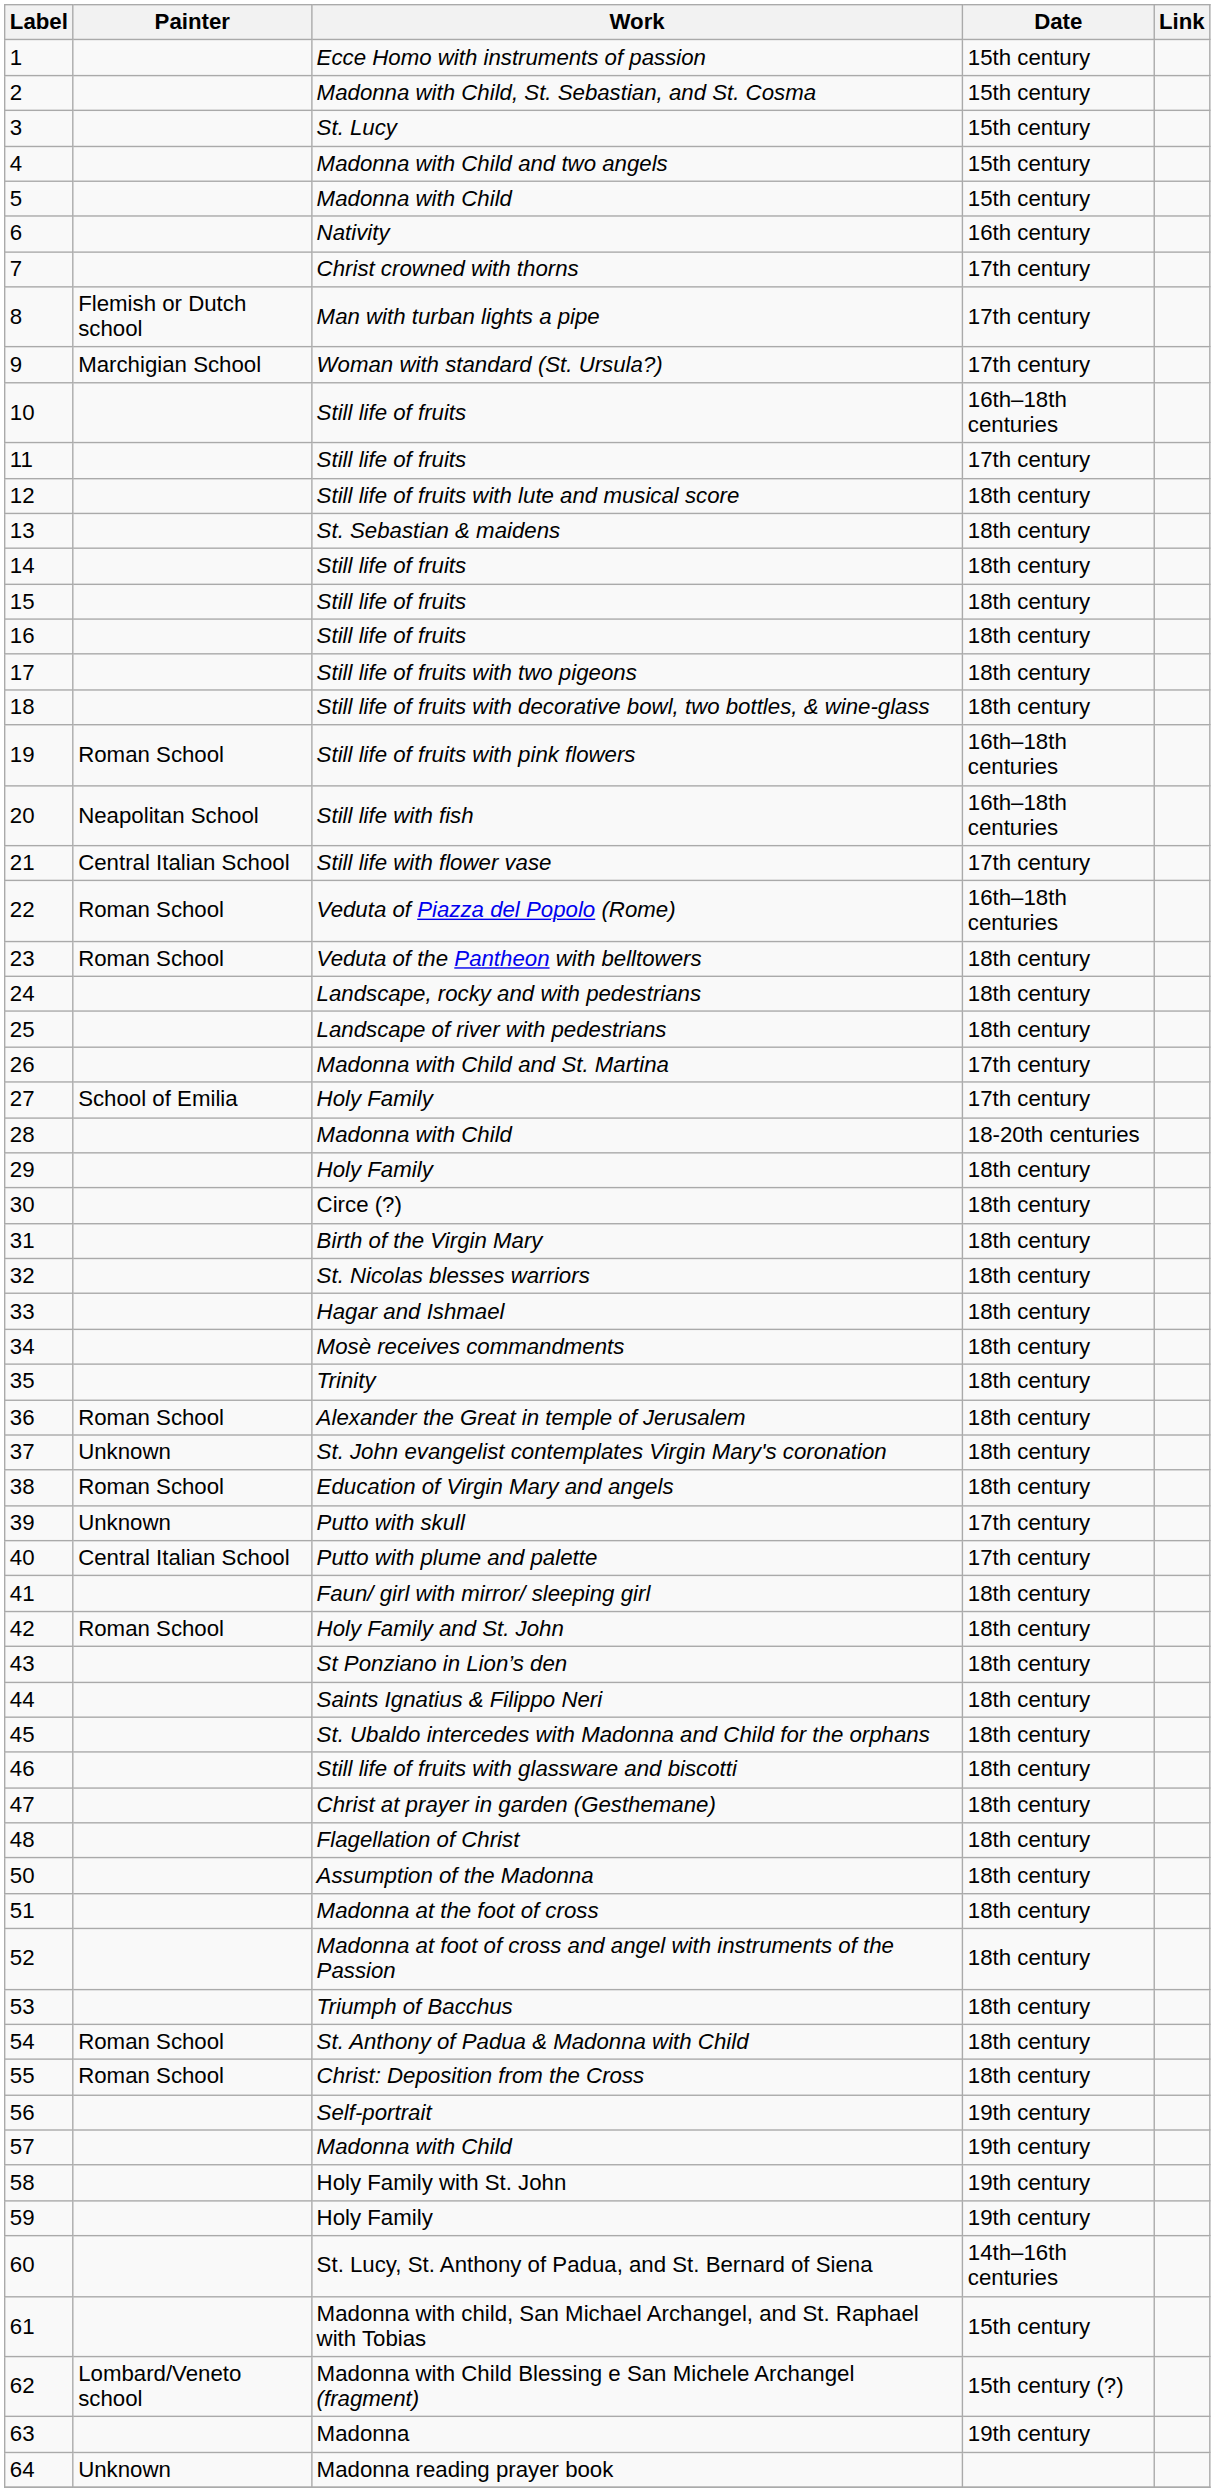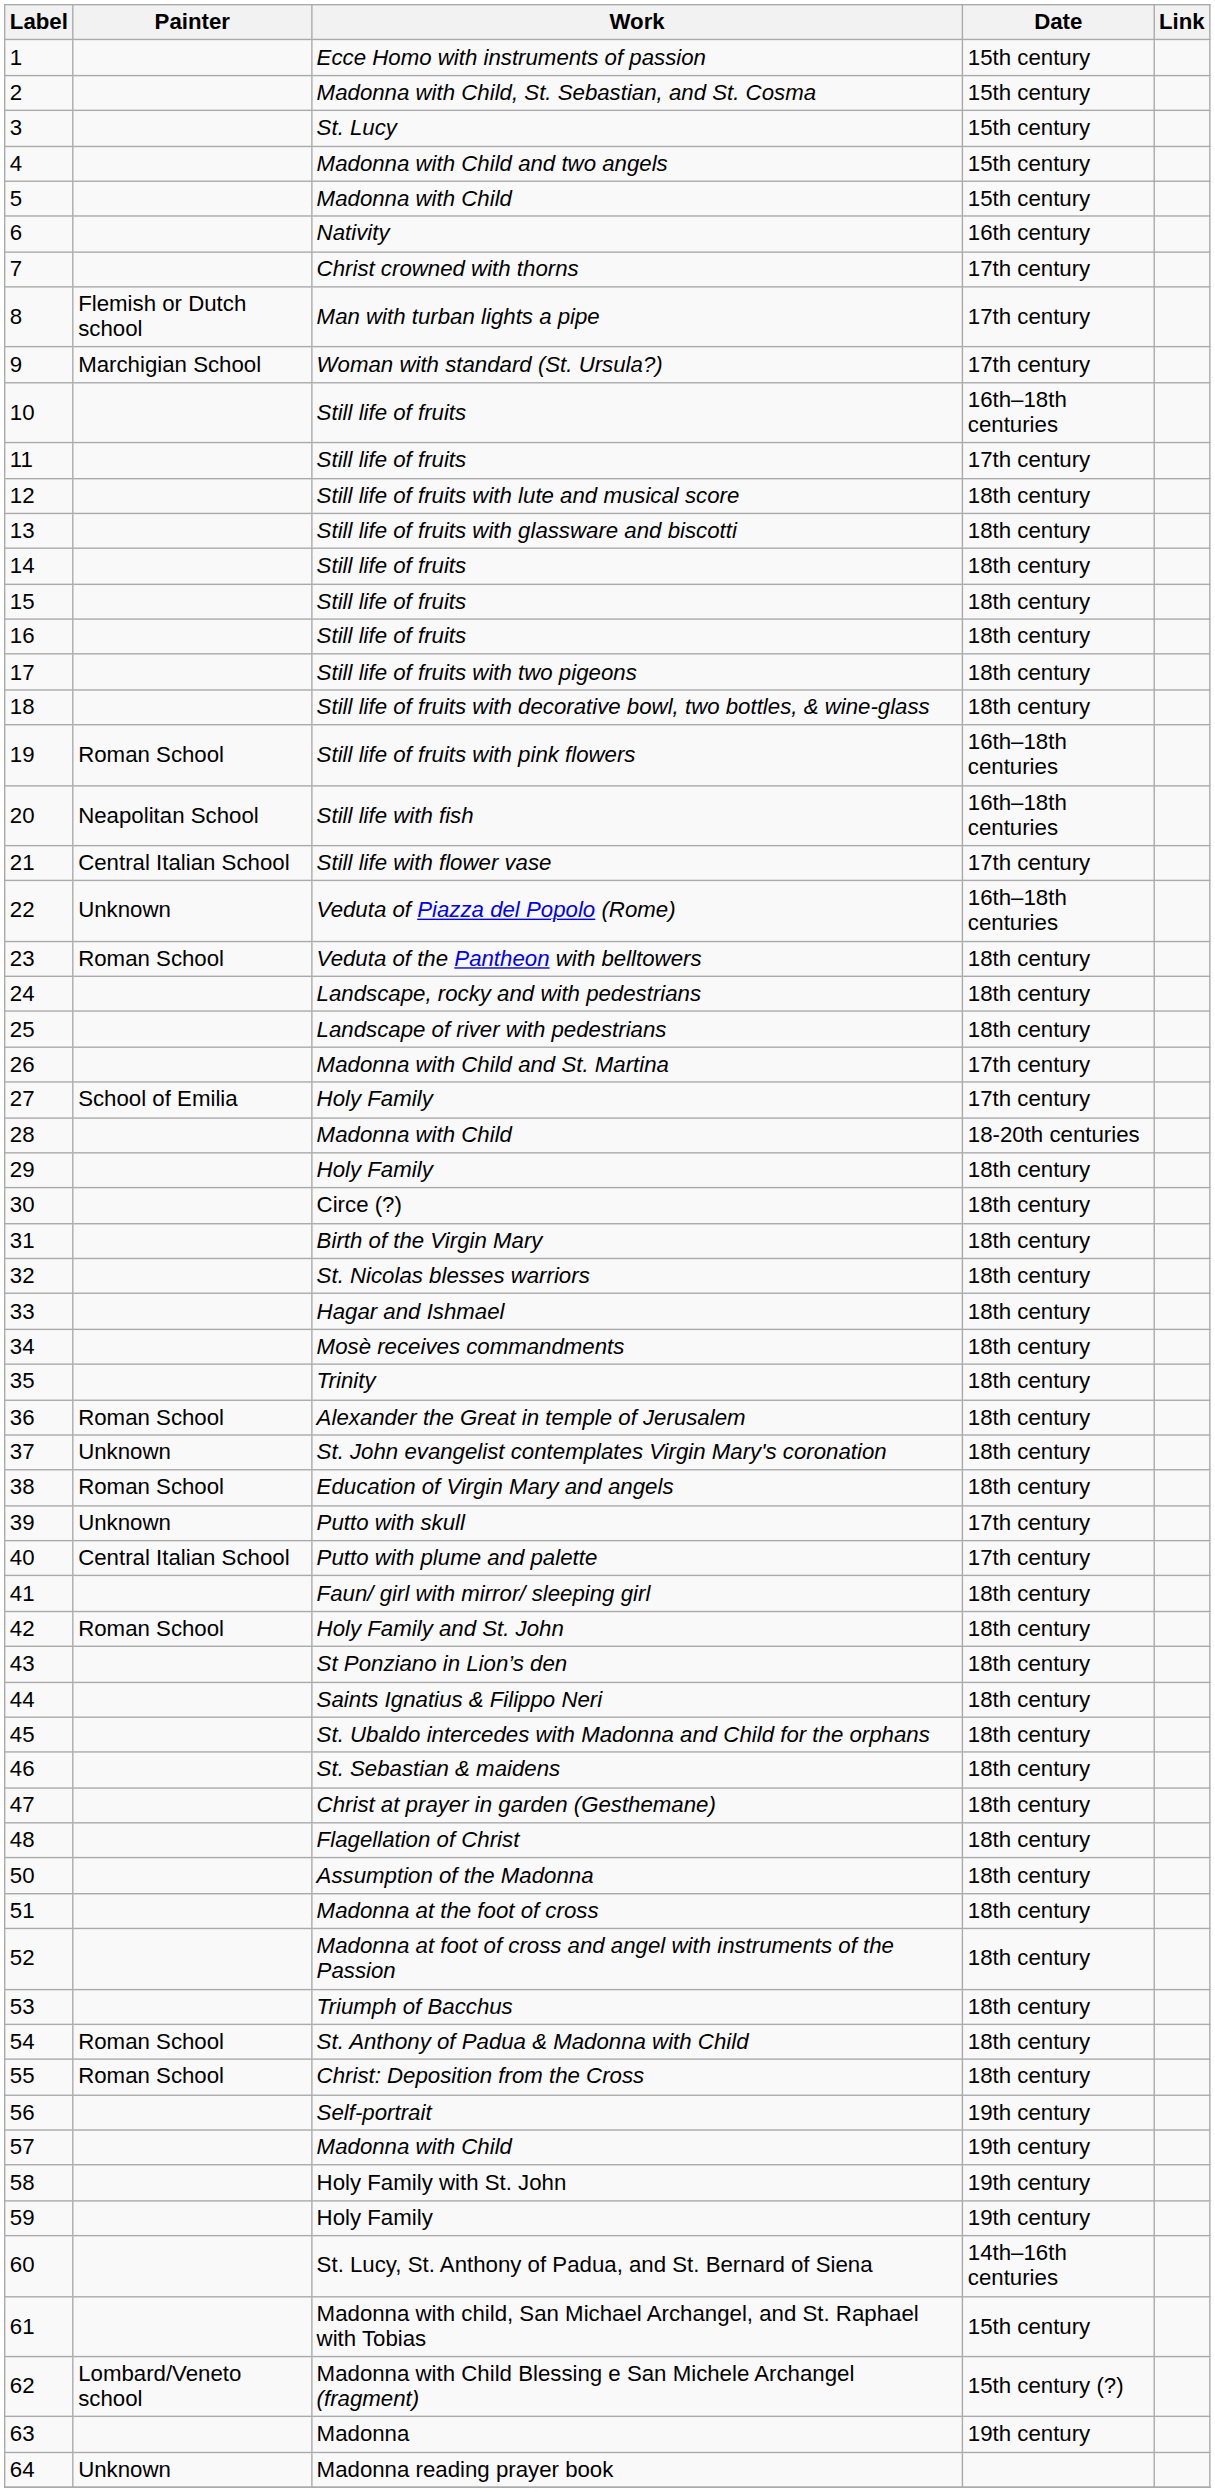(438, 530) St. Sebastian & maidens -> (527, 530) Still life of fruits with glassware and biscotti
(151, 910) Roman School -> (125, 910) Unknown
(527, 1769) Still life of fruits with glassware and biscotti -> (438, 1769) St. Sebastian & maidens
